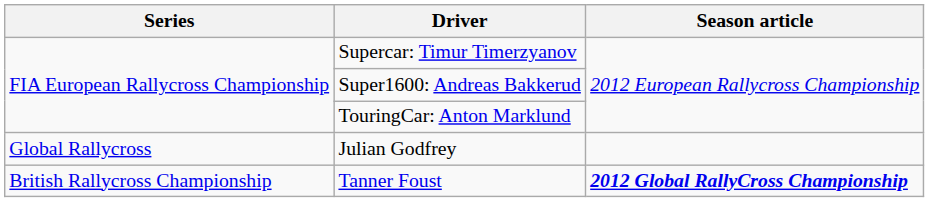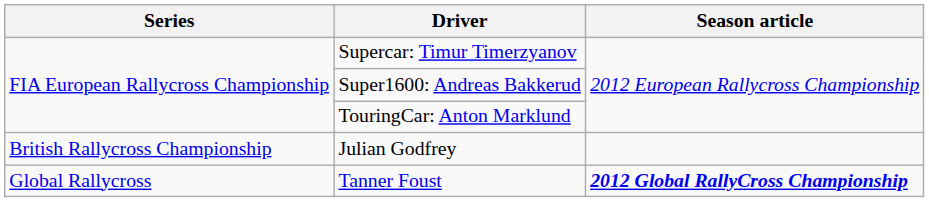(80, 148) Global Rallycross -> (140, 148) British Rallycross Championship
(140, 180) British Rallycross Championship -> (80, 180) Global Rallycross
